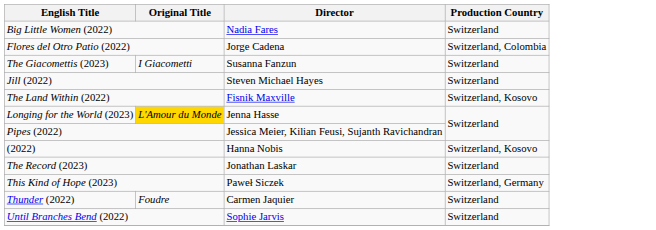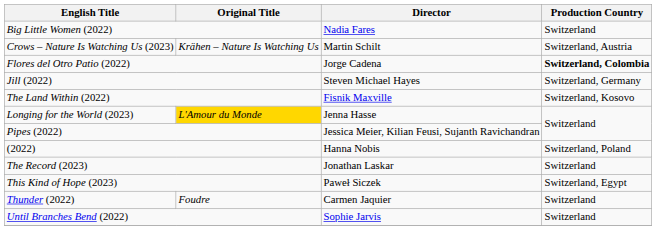+ row: (90, 47)
(497, 47) normal -> (597, 64) bold
- row: (58, 64)
(473, 81) Switzerland -> (593, 81) Switzerland, Germany
(492, 149) Switzerland, Kosovo -> (588, 149) Switzerland, Poland
(496, 183) Switzerland, Germany -> (586, 183) Switzerland, Egypt
